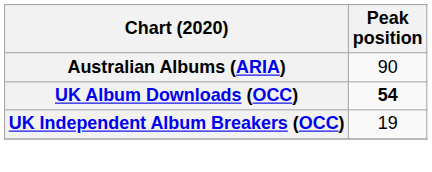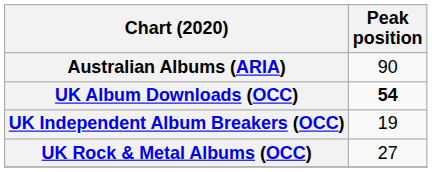+ row: (177, 152)
